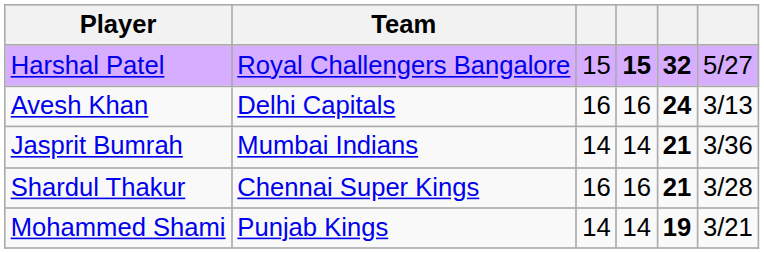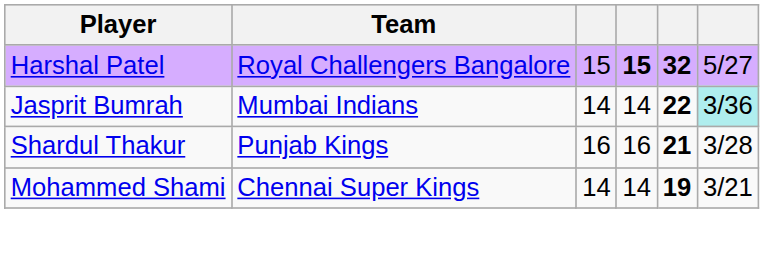- row: (80, 106)
(677, 146) 21 -> (677, 106) 22
(728, 146) no background -> (728, 106) paleturquoise background
(358, 187) Chennai Super Kings -> (313, 146) Punjab Kings
(313, 227) Punjab Kings -> (358, 187) Chennai Super Kings
